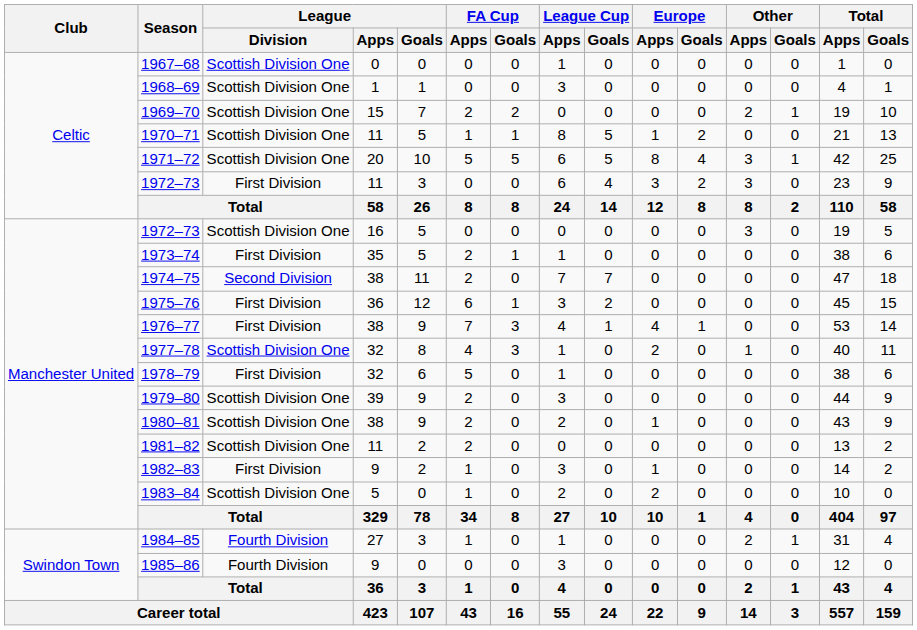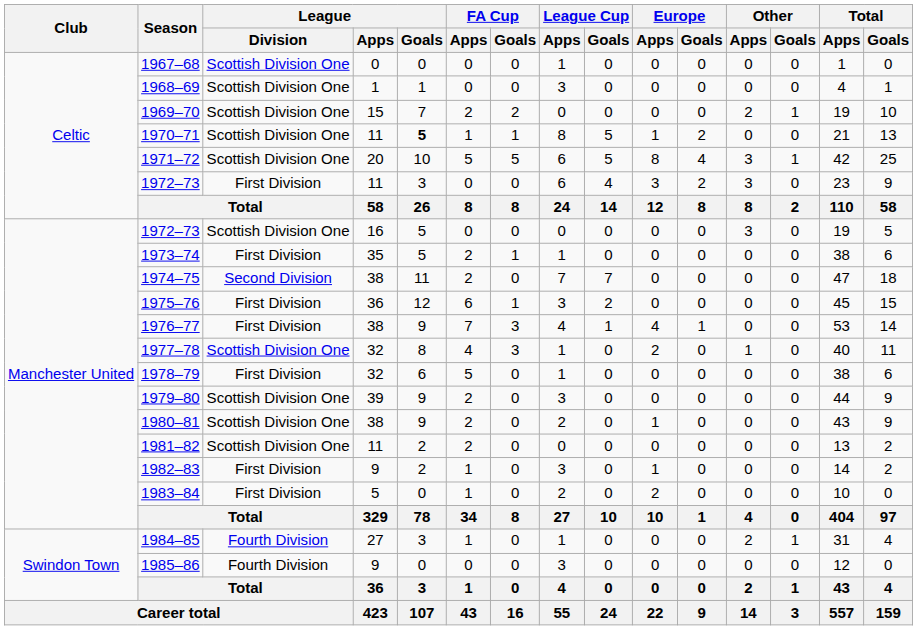(422, 135) normal -> (422, 135) bold
(278, 493) Scottish Division One -> (278, 493) First Division
